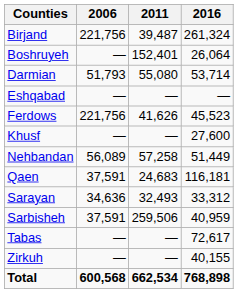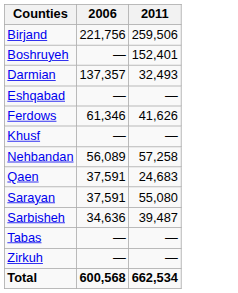- column: (207, 14)
(158, 34) 39,487 -> (155, 34) 259,506
(106, 75) 51,793 -> (103, 75) 137,357
(158, 75) 55,080 -> (158, 75) 32,493
(103, 116) 221,756 -> (106, 116) 61,346
(106, 197) 34,636 -> (106, 197) 37,591
(158, 197) 32,493 -> (158, 197) 55,080
(106, 217) 37,591 -> (106, 217) 34,636
(155, 217) 259,506 -> (158, 217) 39,487
